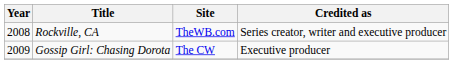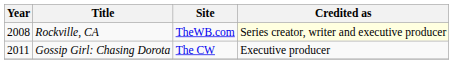(343, 31) no background -> (343, 31) lightyellow background
(19, 50) 2009 -> (18, 50) 2011
